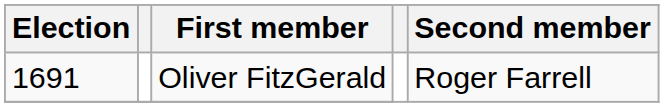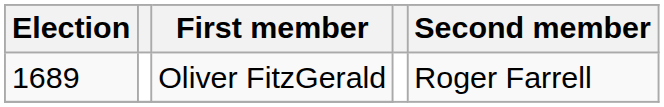(46, 76) 1691 -> (46, 76) 1689
